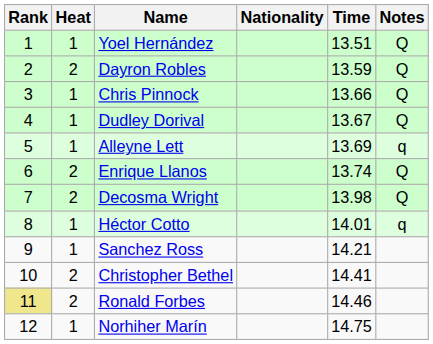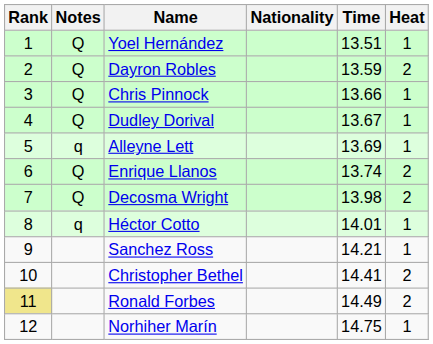columns swapped: (73, 18) <-> (402, 18)
(352, 301) 14.46 -> (361, 301) 14.49
